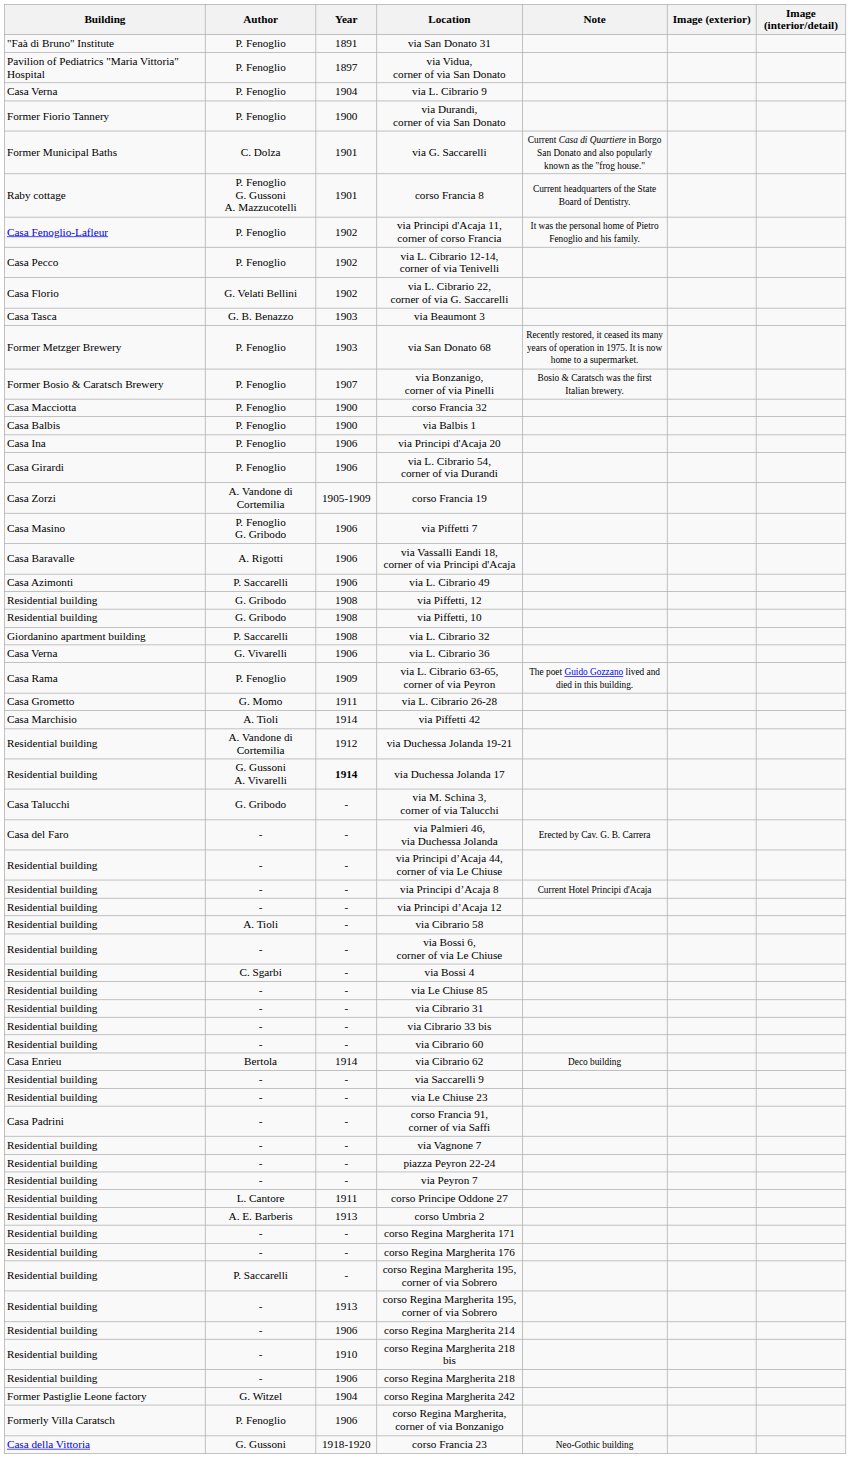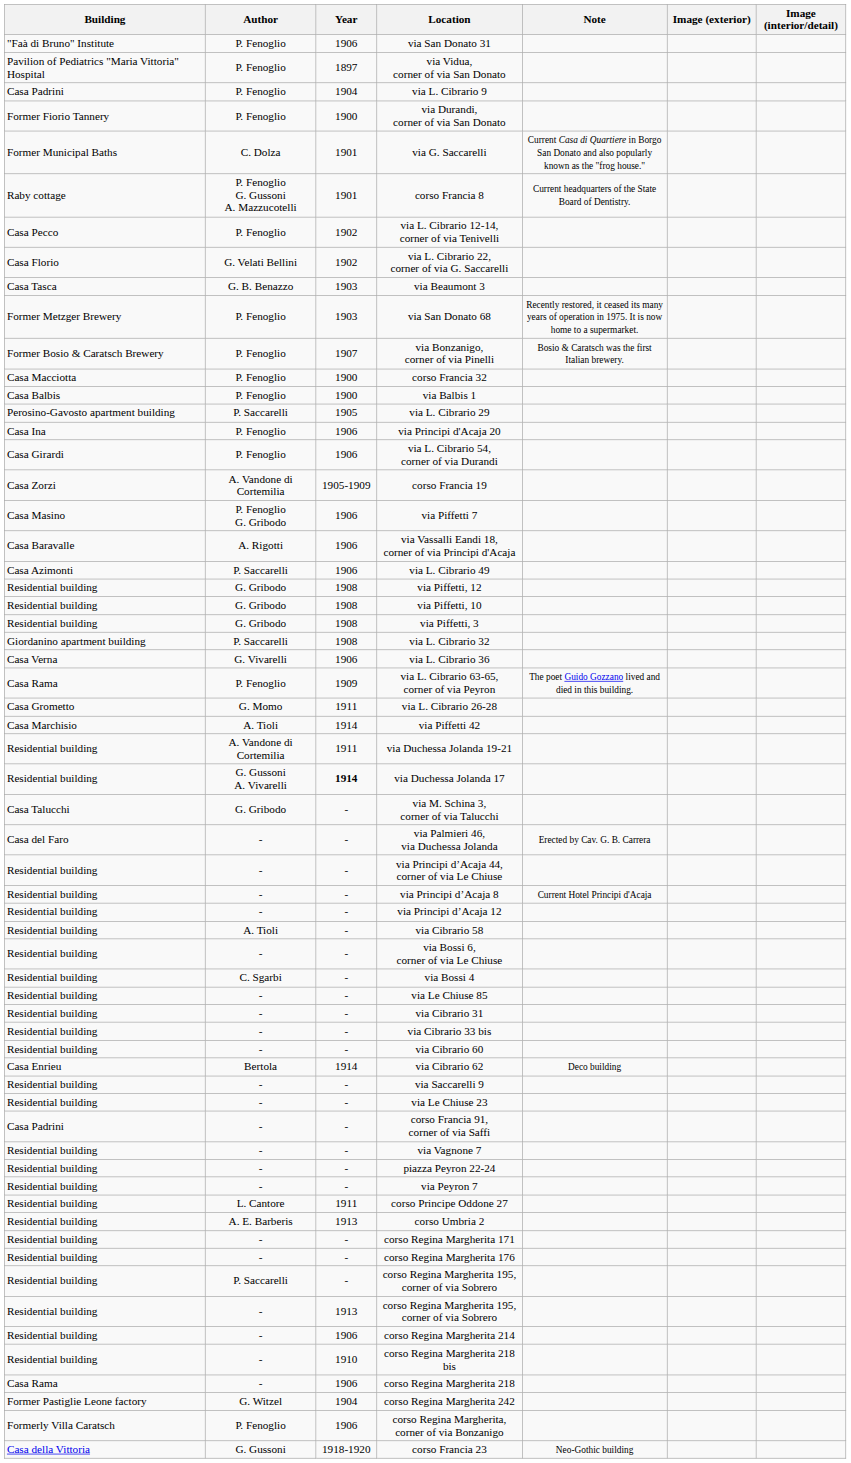(346, 43) 1891 -> (346, 43) 1906
(32, 91) Casa Verna -> (35, 91) Casa Padrini
- row: (261, 232)
+ row: (261, 413)
+ row: (261, 623)
(346, 743) 1912 -> (346, 748) 1911
(52, 1378) Residential building -> (32, 1383) Casa Rama
